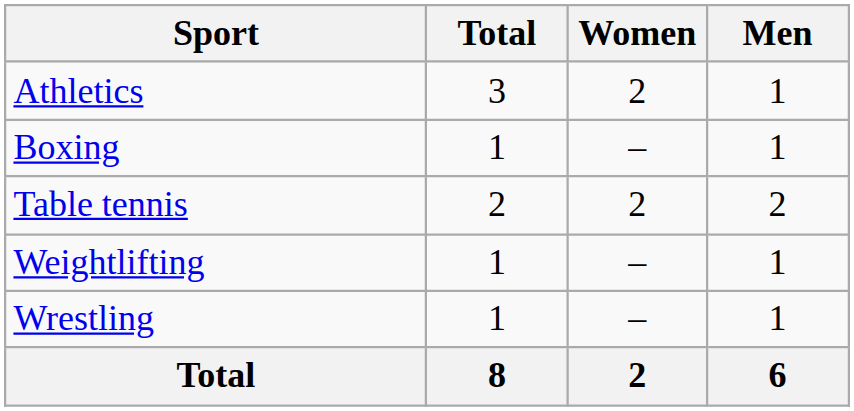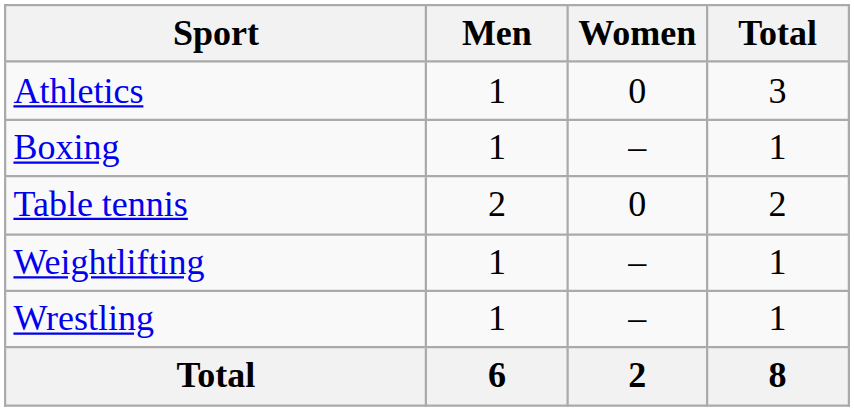columns swapped: (778, 33) <-> (497, 33)
(637, 90) 2 -> (637, 90) 0
(637, 204) 2 -> (637, 204) 0
